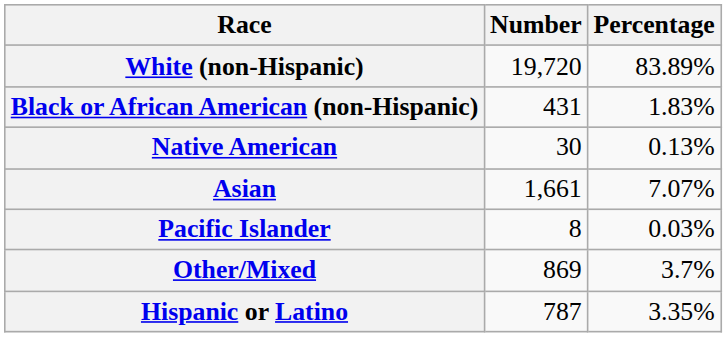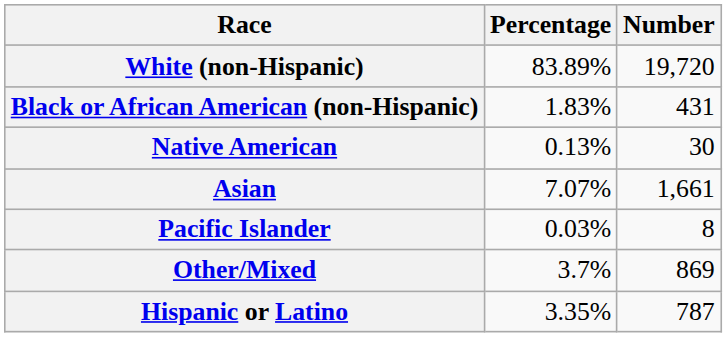columns swapped: (536, 24) <-> (654, 24)
